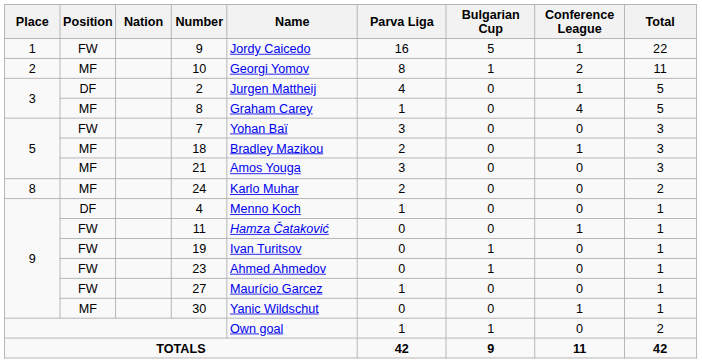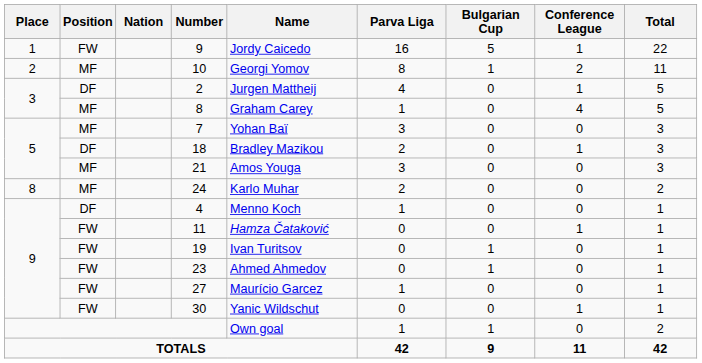(88, 129) FW -> (88, 129) MF
(88, 149) MF -> (88, 149) DF
(88, 308) MF -> (88, 308) FW
